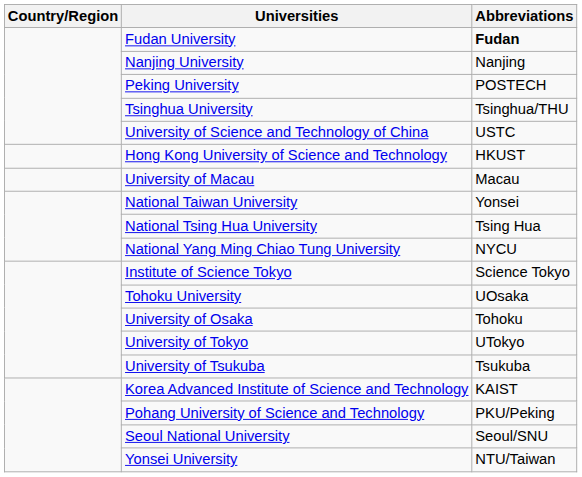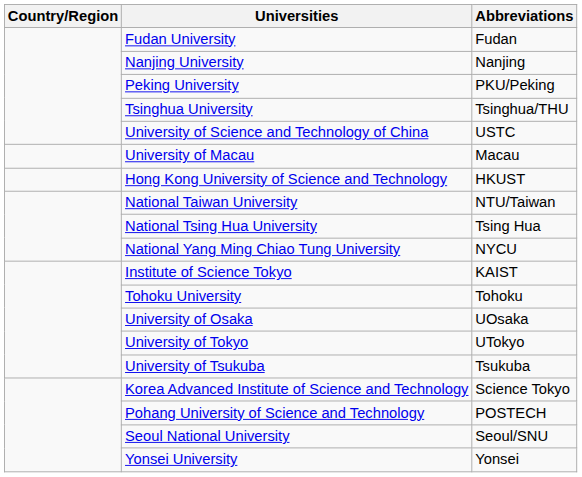(497, 39) bold -> (496, 39) normal
(511, 86) POSTECH -> (515, 86) PKU/Peking
rows swapped: (286, 156) <-> (190, 179)
(497, 202) Yonsei -> (515, 202) NTU/Taiwan
(523, 272) Science Tokyo -> (497, 272) KAIST
(502, 296) UOsaka -> (499, 296) Tohoku
(499, 319) Tohoku -> (502, 319) UOsaka
(497, 389) KAIST -> (523, 389) Science Tokyo
(515, 413) PKU/Peking -> (511, 413) POSTECH
(515, 459) NTU/Taiwan -> (497, 459) Yonsei
